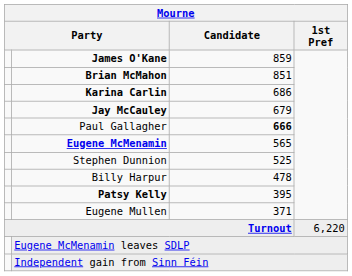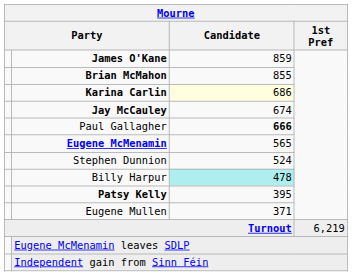(282, 76) 851 -> (282, 76) 855
(282, 93) no background -> (282, 93) lightyellow background
(282, 110) 679 -> (282, 110) 674
(282, 160) 525 -> (282, 160) 524
(282, 177) no background -> (282, 177) paleturquoise background
(329, 228) 6,220 -> (329, 228) 6,219
